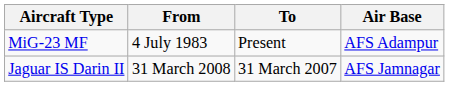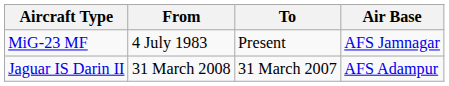(391, 42) AFS Adampur -> (392, 42) AFS Jamnagar
(392, 68) AFS Jamnagar -> (391, 68) AFS Adampur
